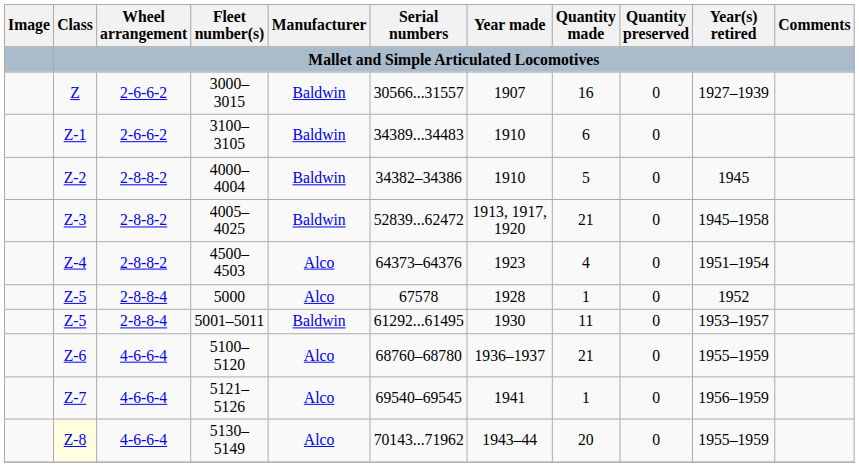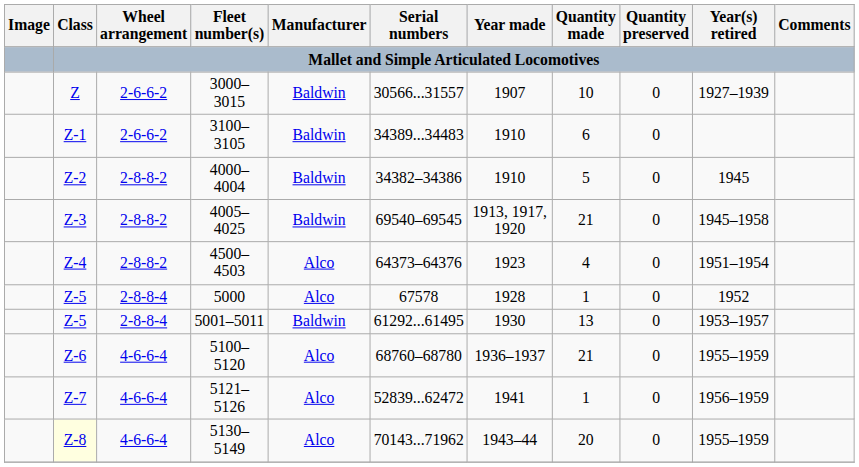(586, 93) 16 -> (586, 93) 10
(419, 220) 52839...62472 -> (419, 220) 69540–69545
(586, 321) 11 -> (586, 321) 13
(419, 397) 69540–69545 -> (419, 397) 52839...62472
